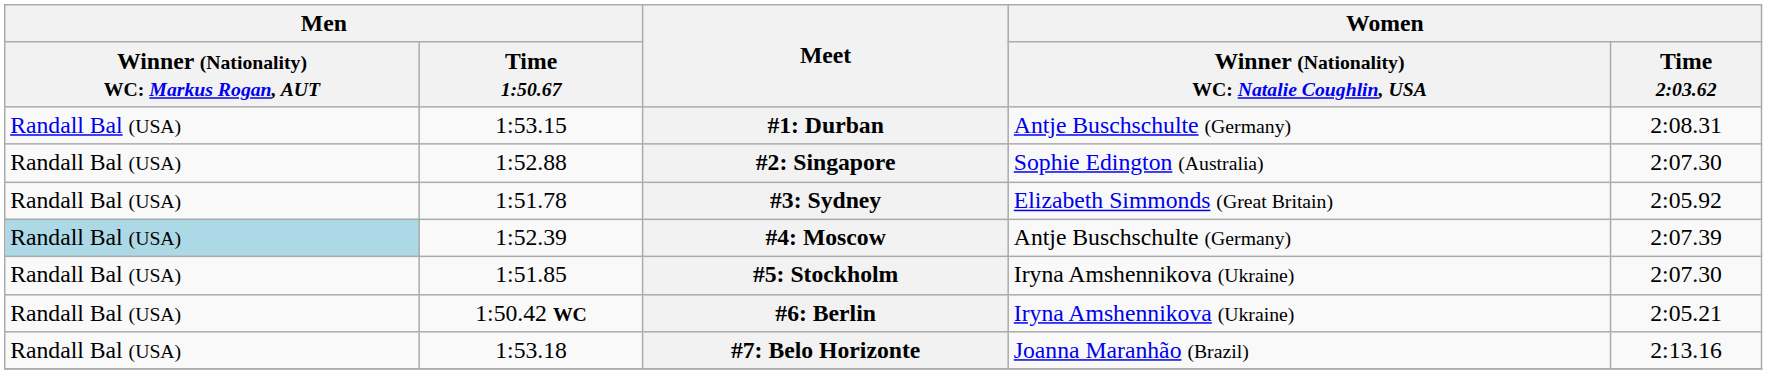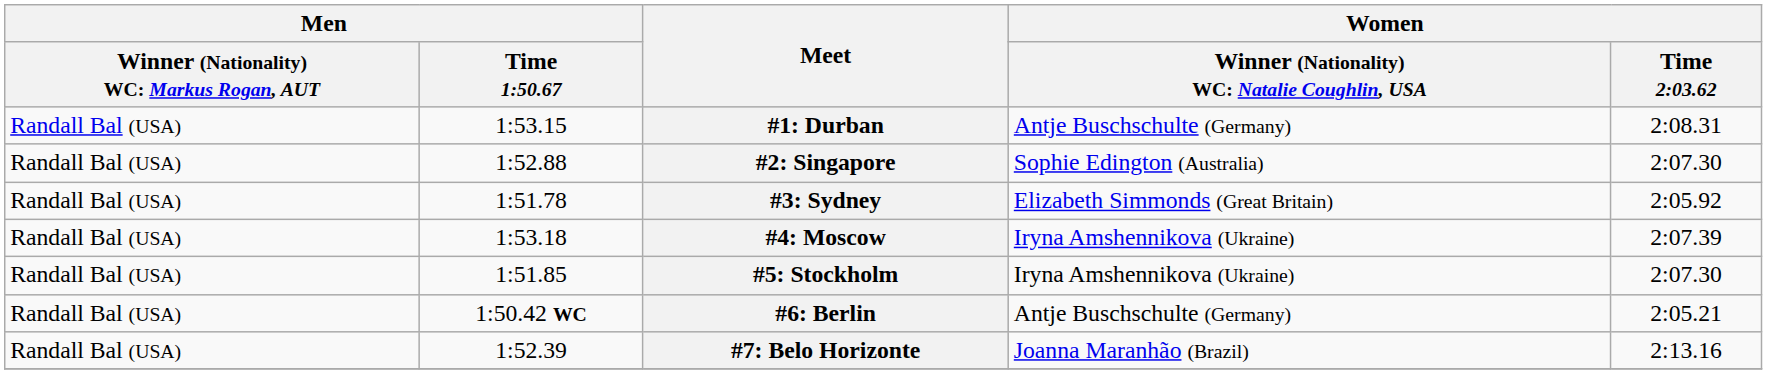(96, 237) lightblue background -> (96, 237) no background
(531, 237) 1:52.39 -> (531, 237) 1:53.18
(1152, 237) Antje Buschschulte (Germany) -> (1154, 237) Iryna Amshennikova (Ukraine)
(1154, 312) Iryna Amshennikova (Ukraine) -> (1152, 312) Antje Buschschulte (Germany)
(531, 350) 1:53.18 -> (531, 350) 1:52.39
